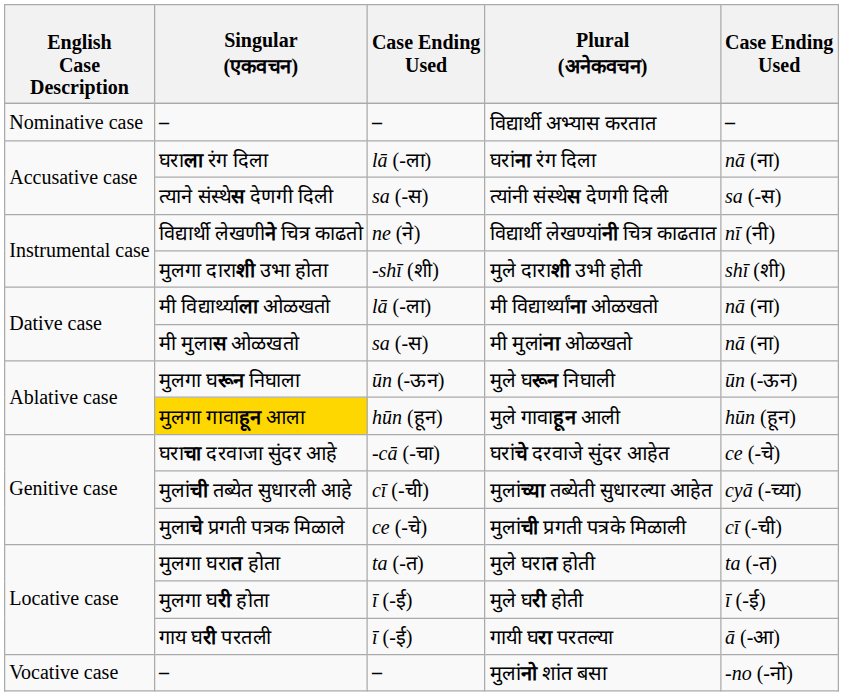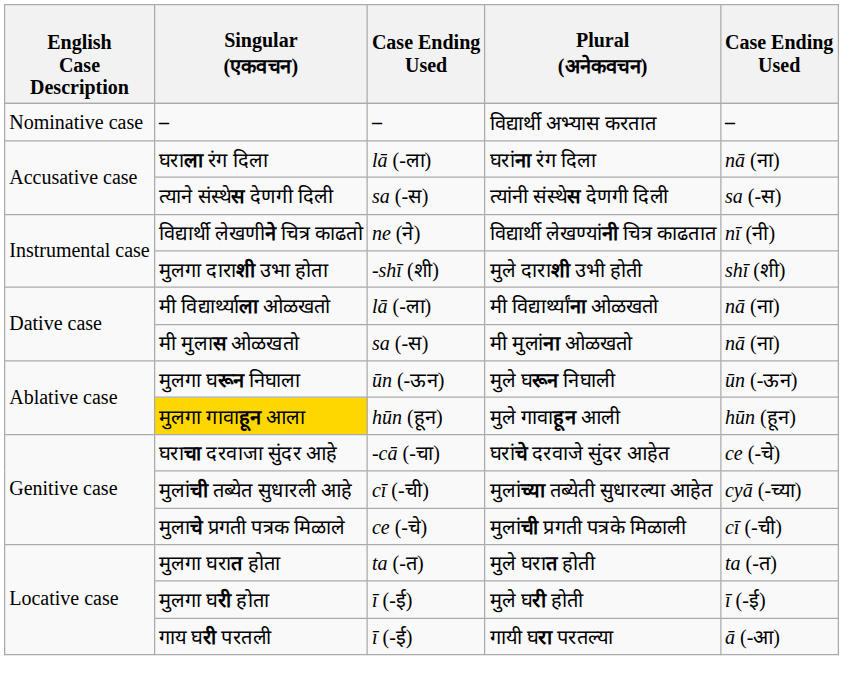- row: (548, 674)
